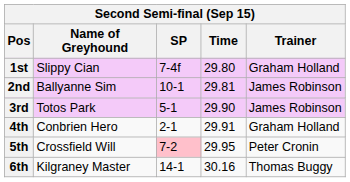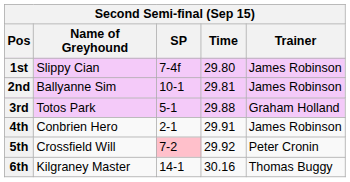(294, 68) Graham Holland -> (295, 68) James Robinson
(220, 107) 29.90 -> (220, 107) 29.88
(295, 107) James Robinson -> (294, 107) Graham Holland
(294, 127) Graham Holland -> (295, 127) James Robinson
(220, 147) 29.95 -> (220, 147) 29.92
